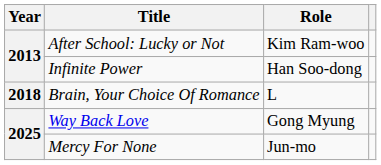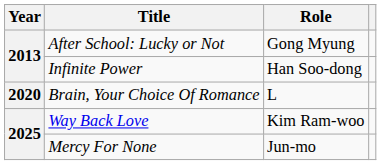(316, 43) Kim Ram-woo -> (311, 43) Gong Myung
(25, 95) 2018 -> (25, 95) 2020
(311, 120) Gong Myung -> (316, 120) Kim Ram-woo
